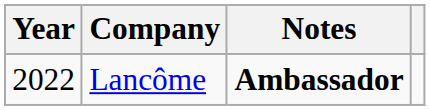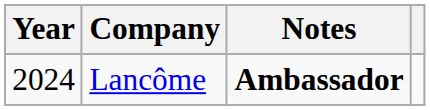(44, 79) 2022 -> (44, 79) 2024
